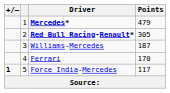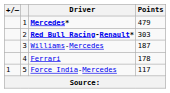(144, 34) 305 -> (144, 34) 303
(144, 58) 170 -> (144, 58) 178
(8, 70) bold -> (8, 70) normal
